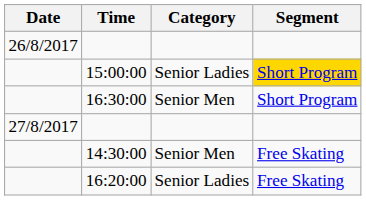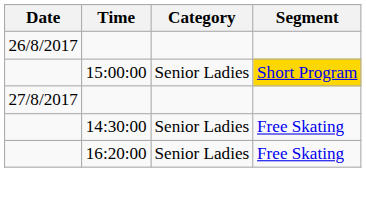- row: (43, 100)
(195, 153) Senior Men -> (202, 126) Senior Ladies
